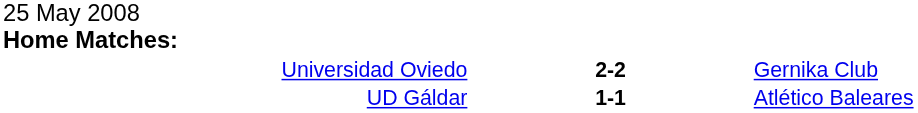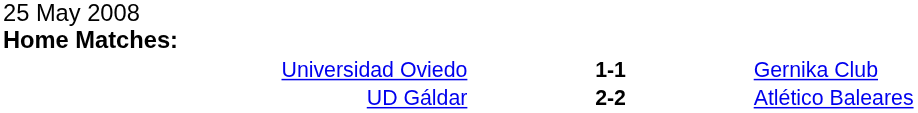(611, 70) 2-2 -> (611, 70) 1-1
(611, 98) 1-1 -> (611, 98) 2-2
